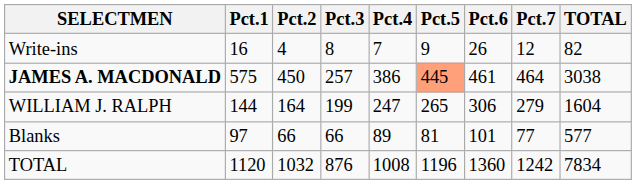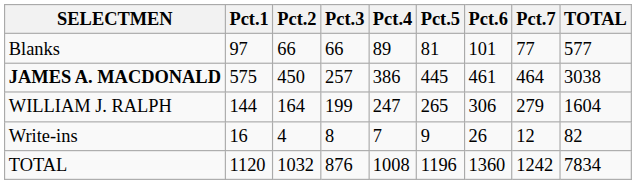rows swapped: (34, 135) <-> (43, 48)
(434, 77) lightsalmon background -> (434, 77) no background
